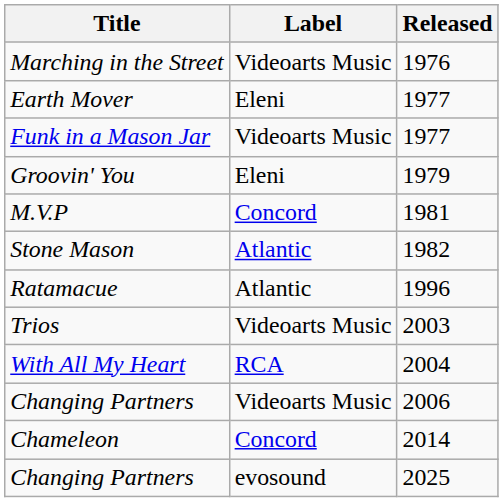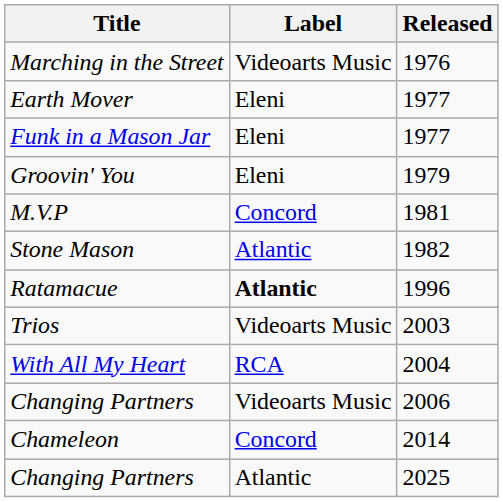(313, 136) Videoarts Music -> (260, 136) Eleni
(273, 288) normal -> (276, 288) bold
(280, 477) evosound -> (273, 477) Atlantic
